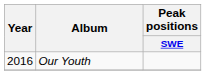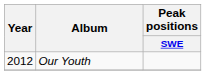(20, 61) 2016 -> (20, 61) 2012
